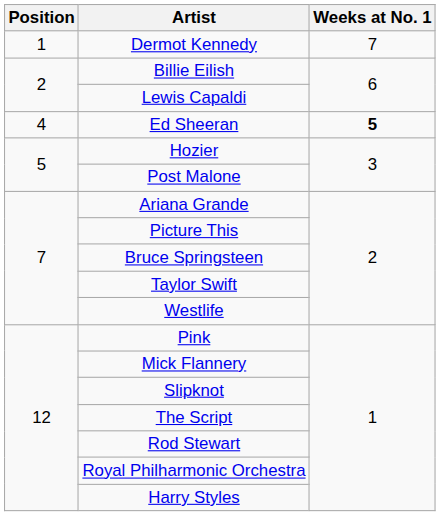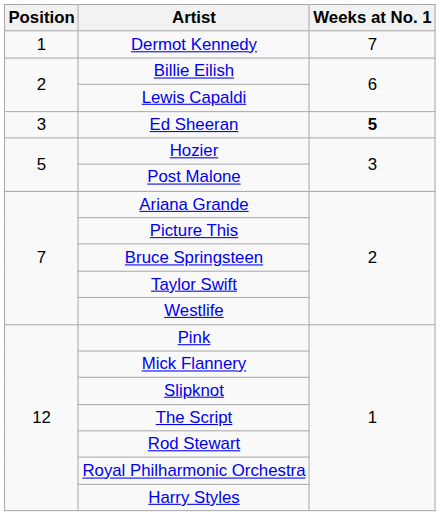(42, 124) 4 -> (42, 124) 3
